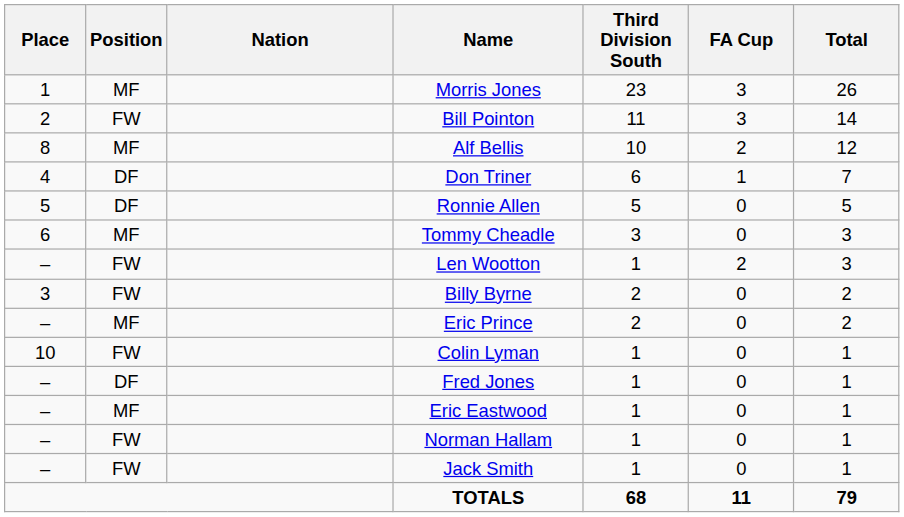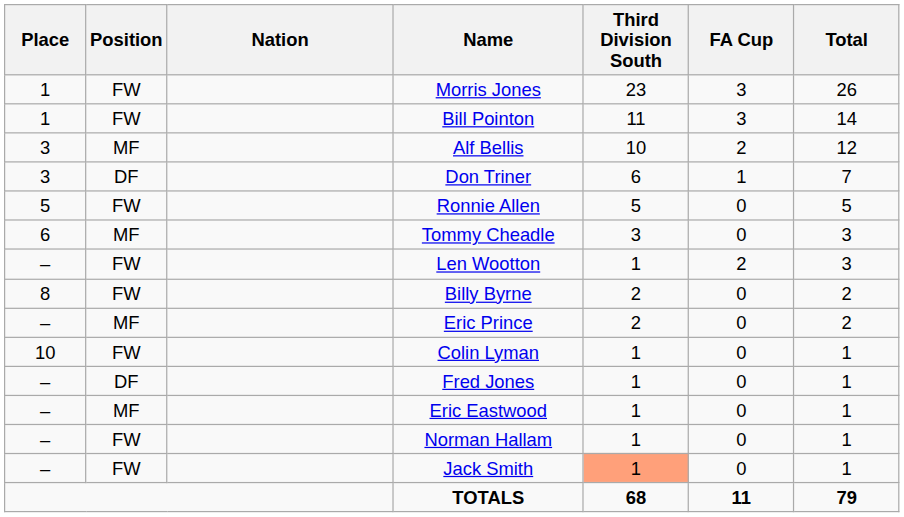(126, 90) MF -> (126, 90) FW
(45, 119) 2 -> (45, 119) 1
(45, 148) 8 -> (45, 148) 3
(45, 177) 4 -> (45, 177) 3
(126, 206) DF -> (126, 206) FW
(45, 293) 3 -> (45, 293) 8
(636, 468) no background -> (636, 468) lightsalmon background
